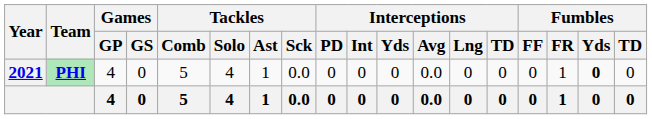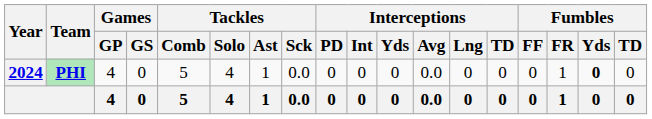(26, 72) 2021 -> (26, 72) 2024
